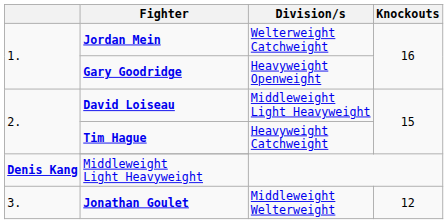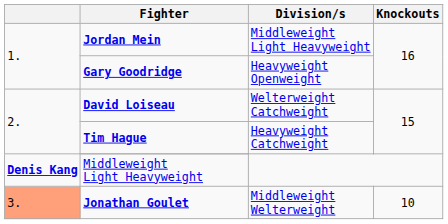(293, 40) Welterweight Catchweight -> (311, 40) Middleweight Light Heavyweight
(311, 105) Middleweight Light Heavyweight -> (293, 105) Welterweight Catchweight
(14, 203) no background -> (14, 203) lightsalmon background
(408, 203) 12 -> (408, 203) 10
